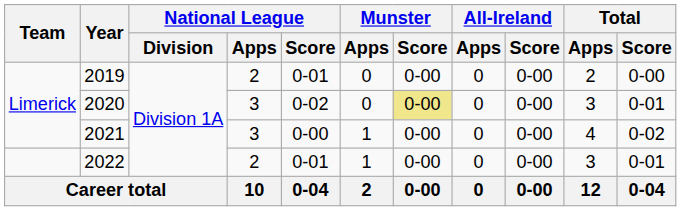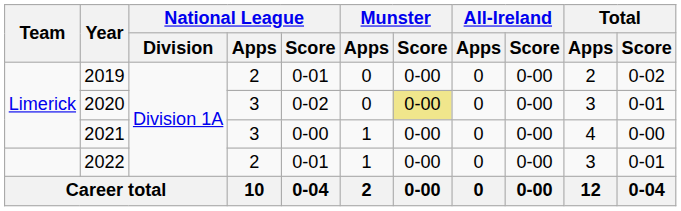(647, 76) 0-00 -> (647, 76) 0-02
(647, 133) 0-02 -> (647, 133) 0-00
